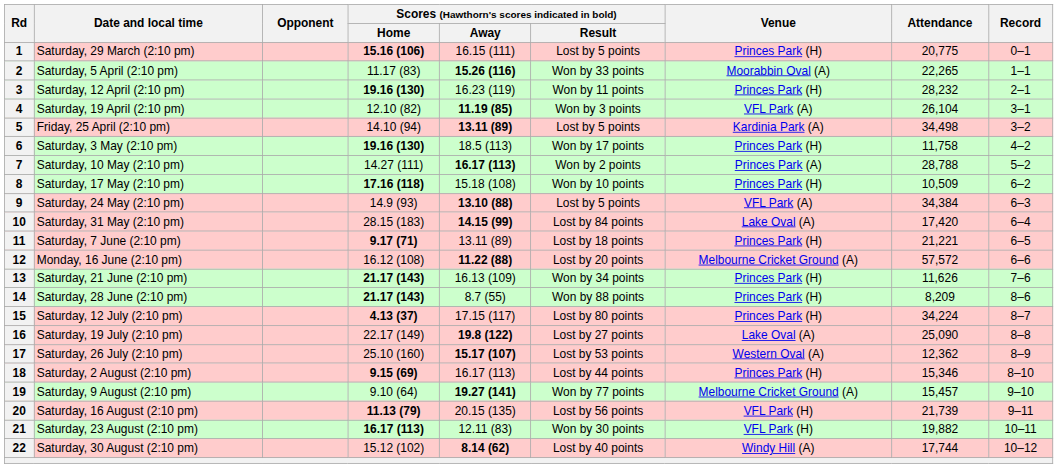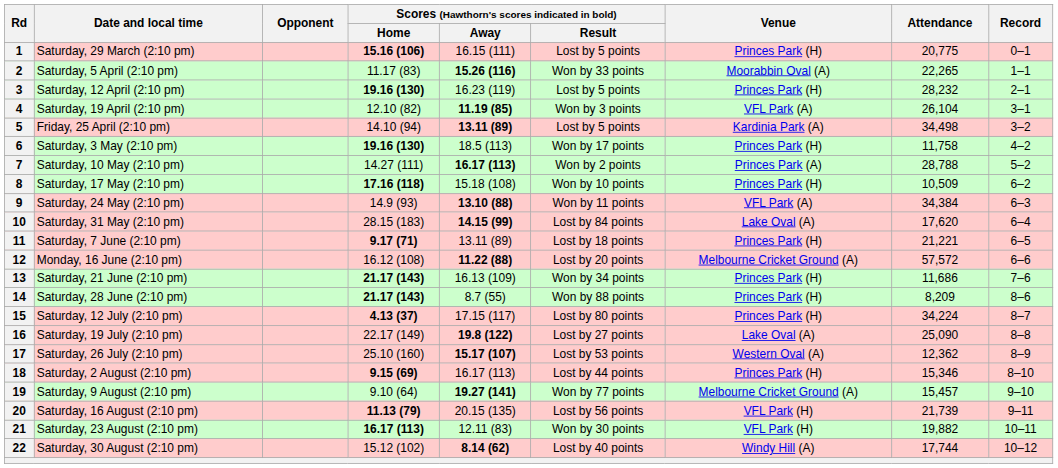(598, 90) Won by 11 points -> (598, 90) Lost by 5 points
(598, 203) Lost by 5 points -> (598, 203) Won by 11 points
(940, 222) 17,420 -> (940, 222) 17,620
(940, 279) 11,626 -> (940, 279) 11,686
